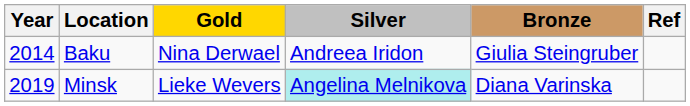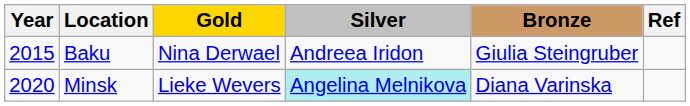(32, 52) 2014 -> (32, 52) 2015
(32, 85) 2019 -> (32, 85) 2020
